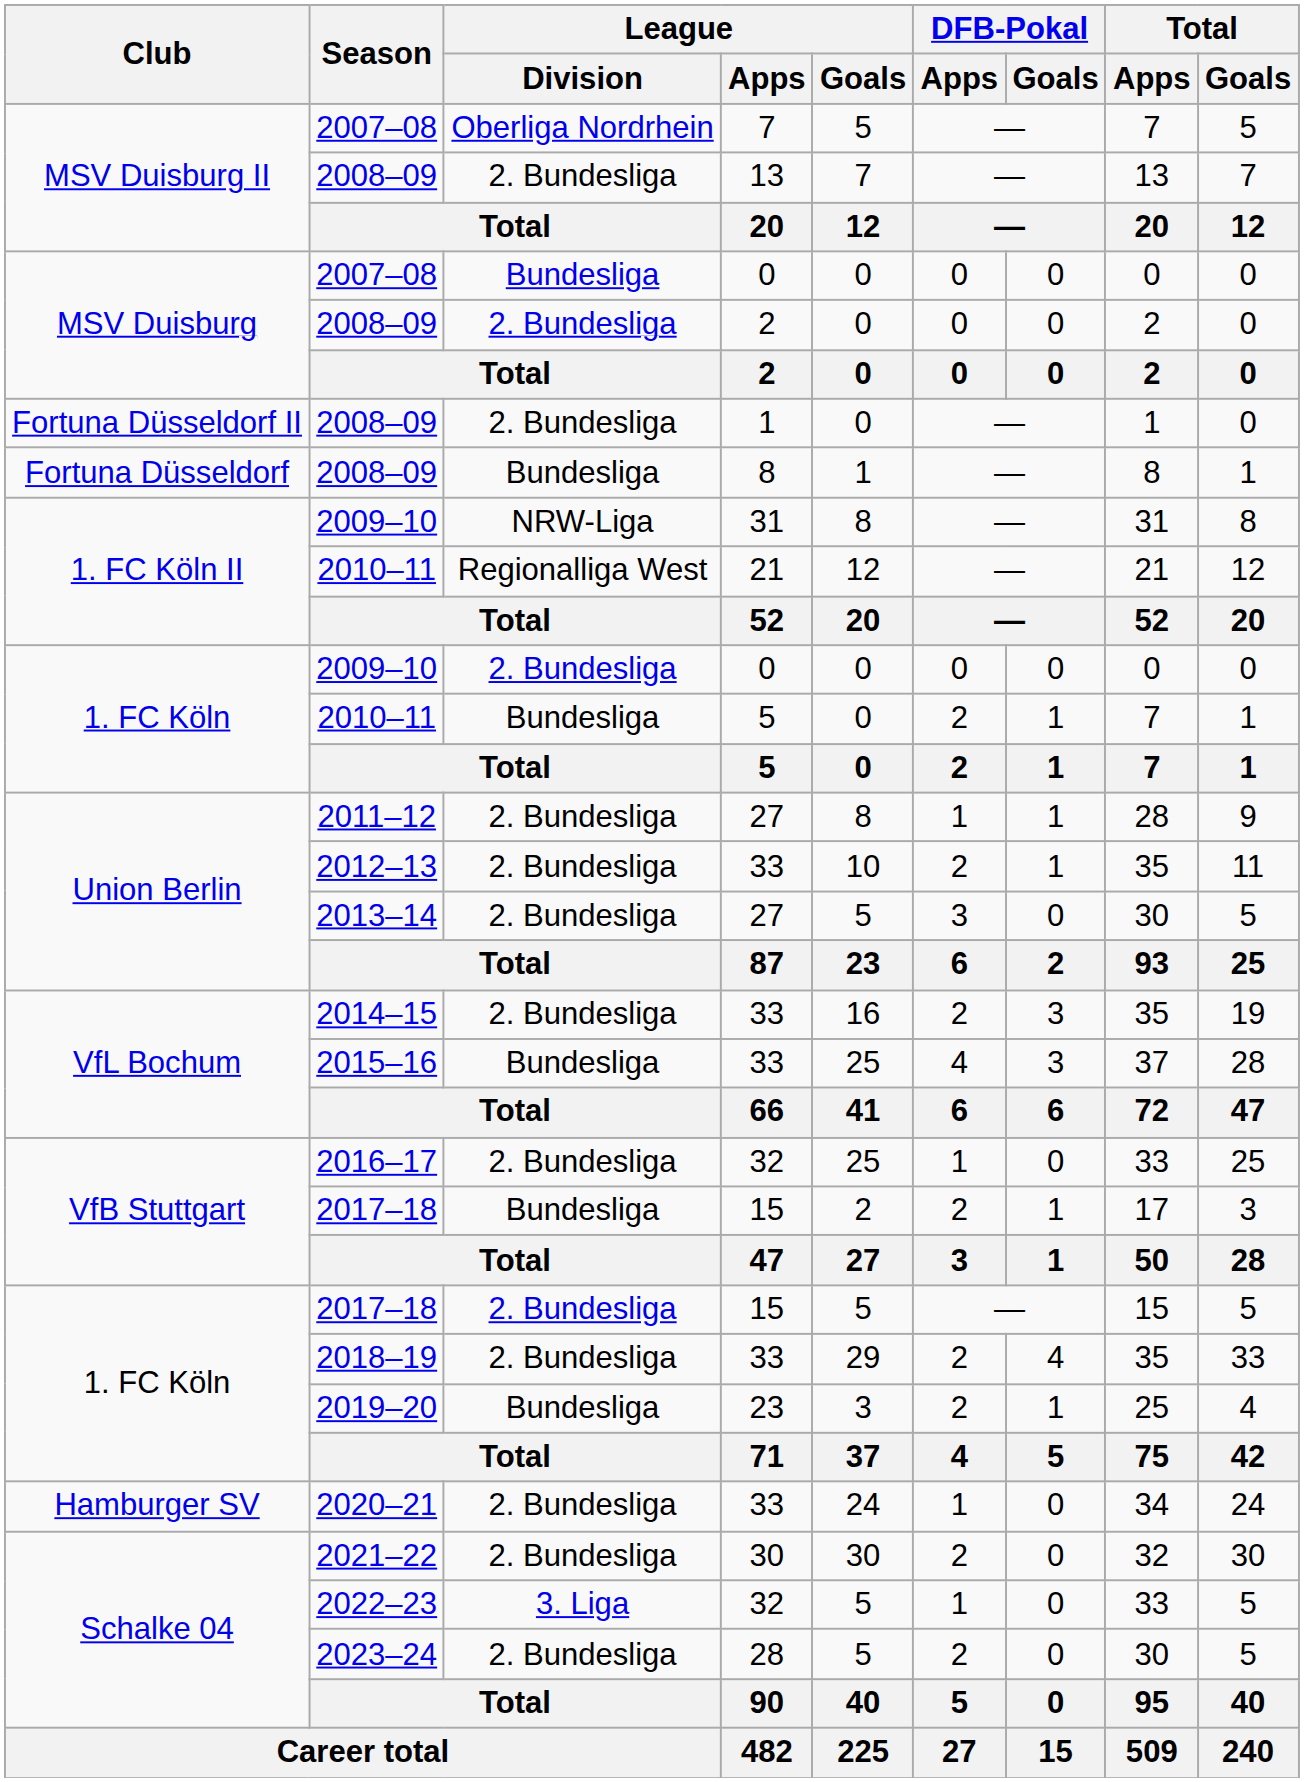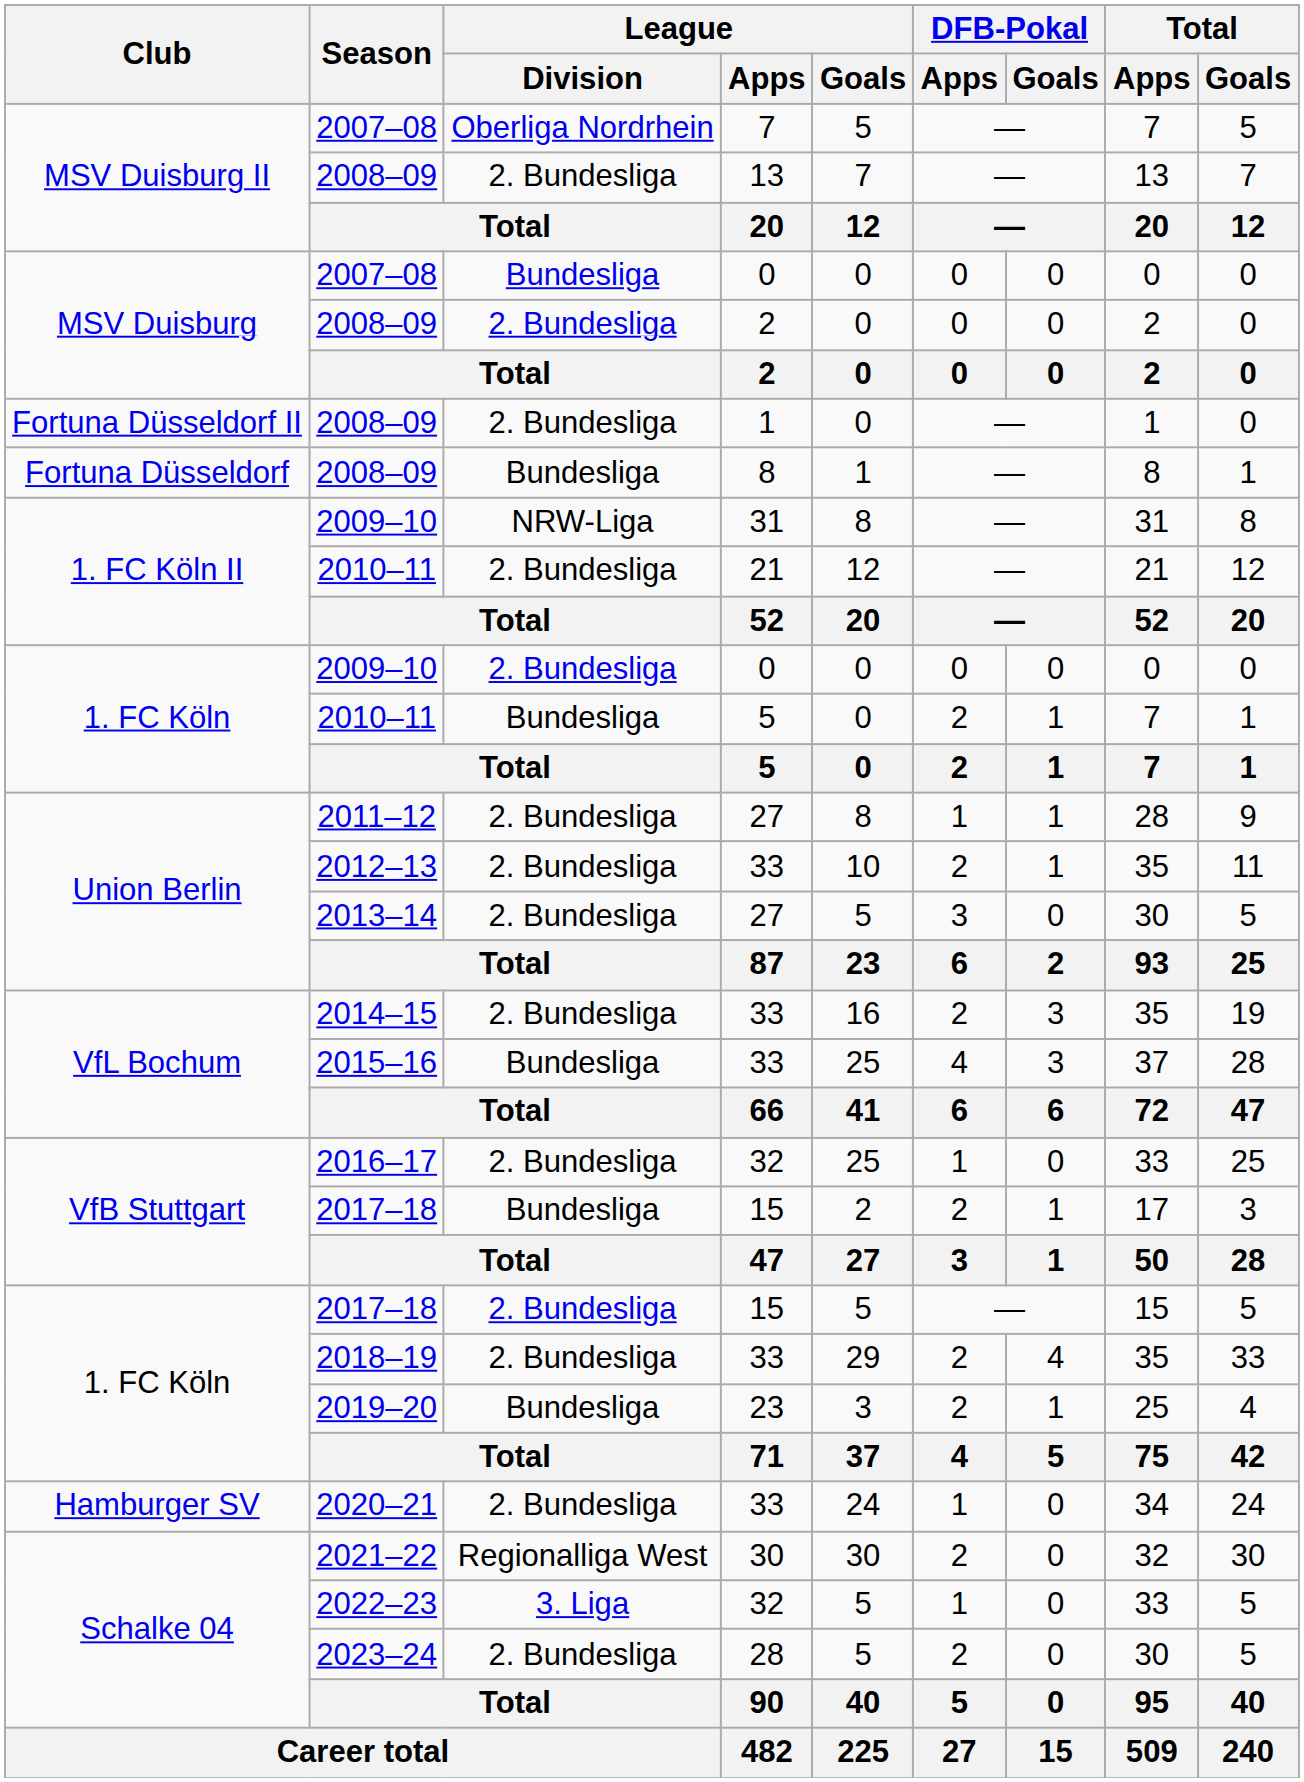(583, 570) Regionalliga West -> (583, 570) 2. Bundesliga
(583, 1555) 2. Bundesliga -> (583, 1555) Regionalliga West
